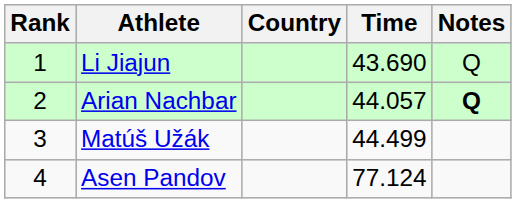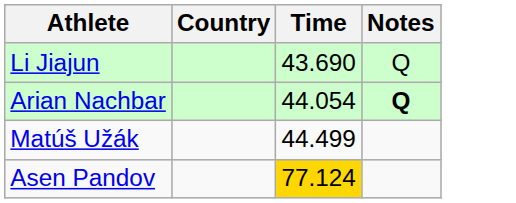- column: (40, 23)
(389, 100) 44.057 -> (319, 100) 44.054
(389, 178) no background -> (319, 178) gold background
